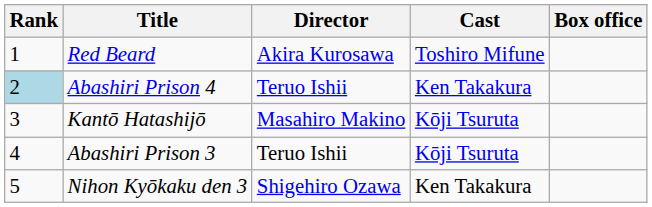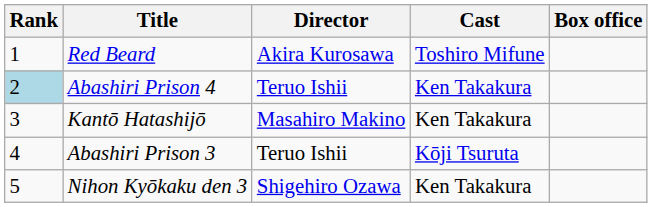(467, 119) Kōji Tsuruta -> (473, 119) Ken Takakura
